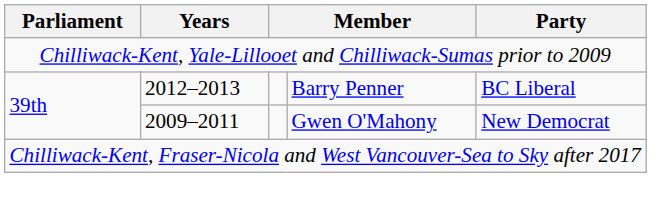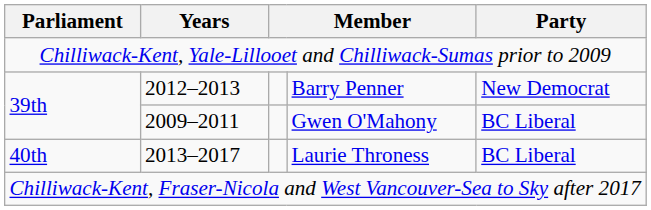(528, 88) BC Liberal -> (545, 88) New Democrat
(545, 121) New Democrat -> (528, 121) BC Liberal
+ row: (360, 155)
